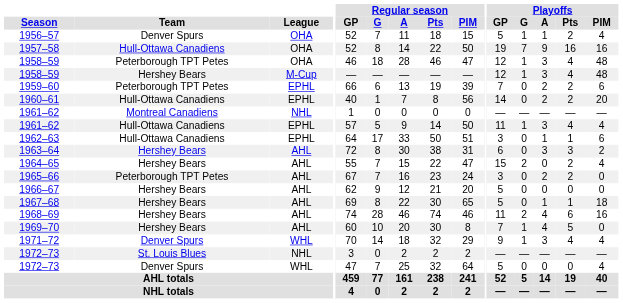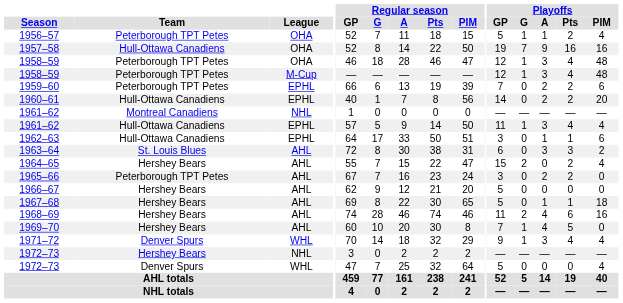(172, 36) Denver Spurs -> (172, 36) Peterborough TPT Petes
(172, 74) Hershey Bears -> (172, 74) Peterborough TPT Petes
(172, 151) Hershey Bears -> (172, 151) St. Louis Blues
(172, 253) St. Louis Blues -> (172, 253) Hershey Bears
